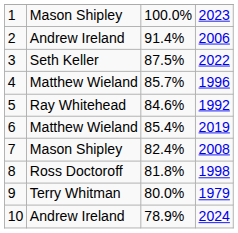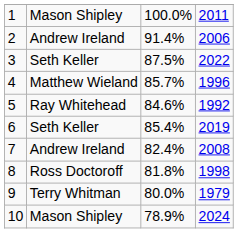(214, 15) 2023 -> (214, 15) 2011
(84, 127) Matthew Wieland -> (64, 127) Seth Keller
(76, 149) Mason Shipley -> (77, 149) Andrew Ireland
(77, 216) Andrew Ireland -> (76, 216) Mason Shipley
